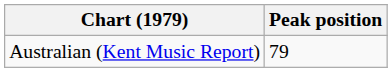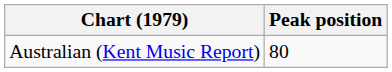(279, 51) 79 -> (279, 51) 80
